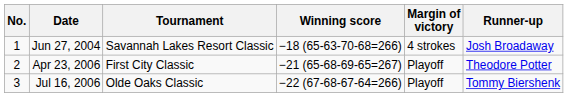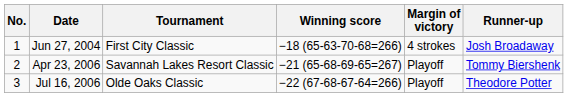(190, 46) Savannah Lakes Resort Classic -> (150, 46) First City Classic
(150, 65) First City Classic -> (190, 65) Savannah Lakes Resort Classic
(509, 65) Theodore Potter -> (513, 65) Tommy Biershenk
(513, 84) Tommy Biershenk -> (509, 84) Theodore Potter
